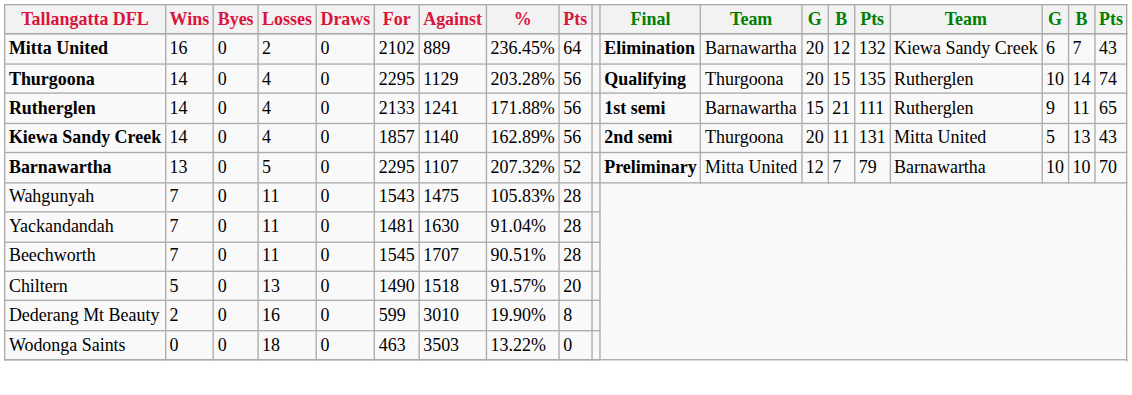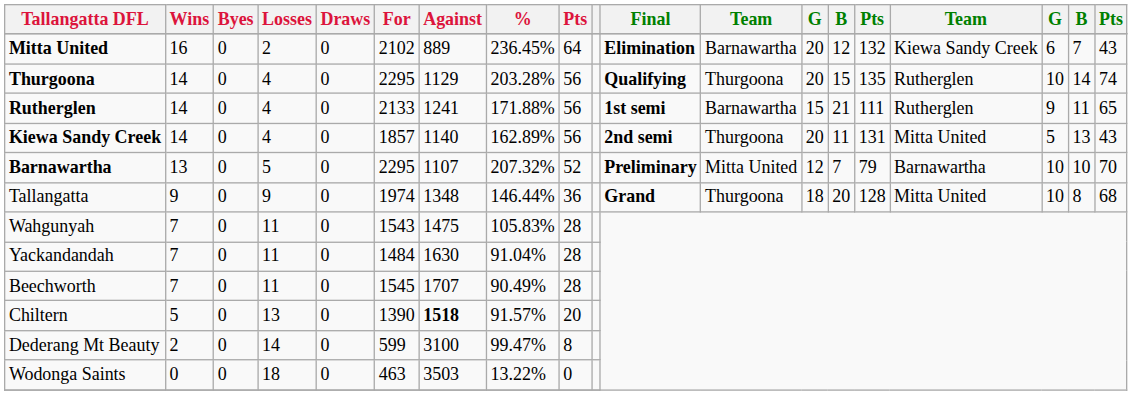+ row: (49, 196)
(397, 226) 1481 -> (397, 255) 1484
(518, 255) 90.51% -> (518, 285) 90.49%
(397, 285) 1490 -> (397, 315) 1390
(441, 285) normal -> (441, 315) bold
(271, 315) 16 -> (271, 344) 14
(441, 315) 3010 -> (441, 344) 3100
(518, 315) 19.90% -> (518, 344) 99.47%
